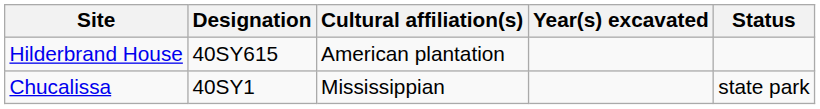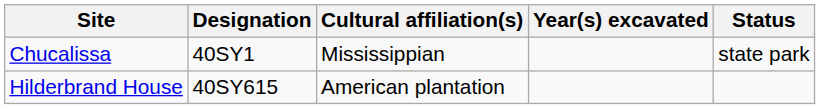rows swapped: (60, 86) <-> (96, 53)
